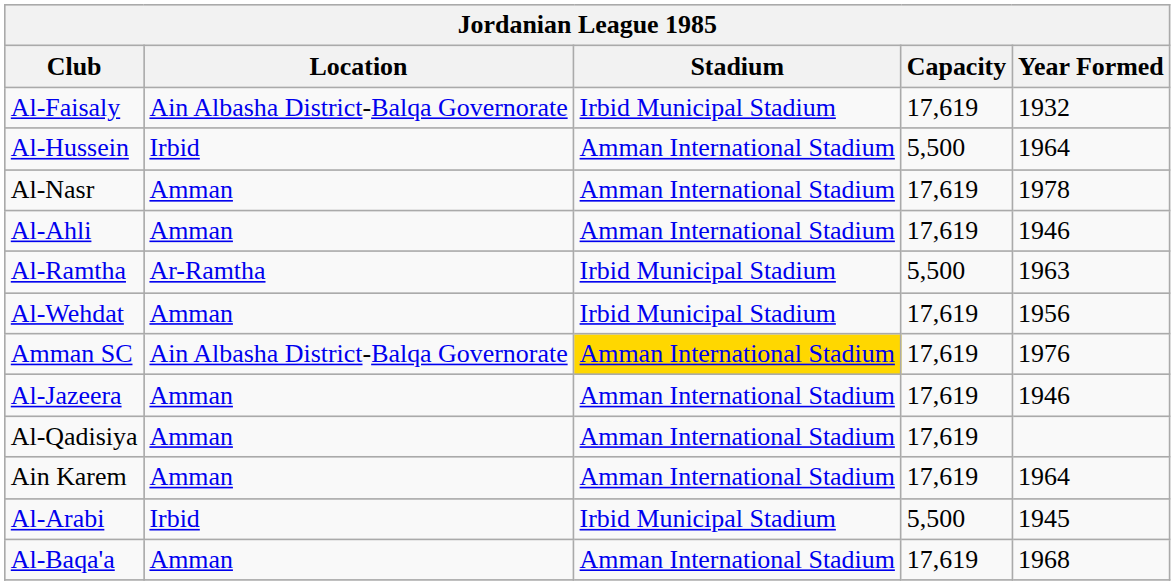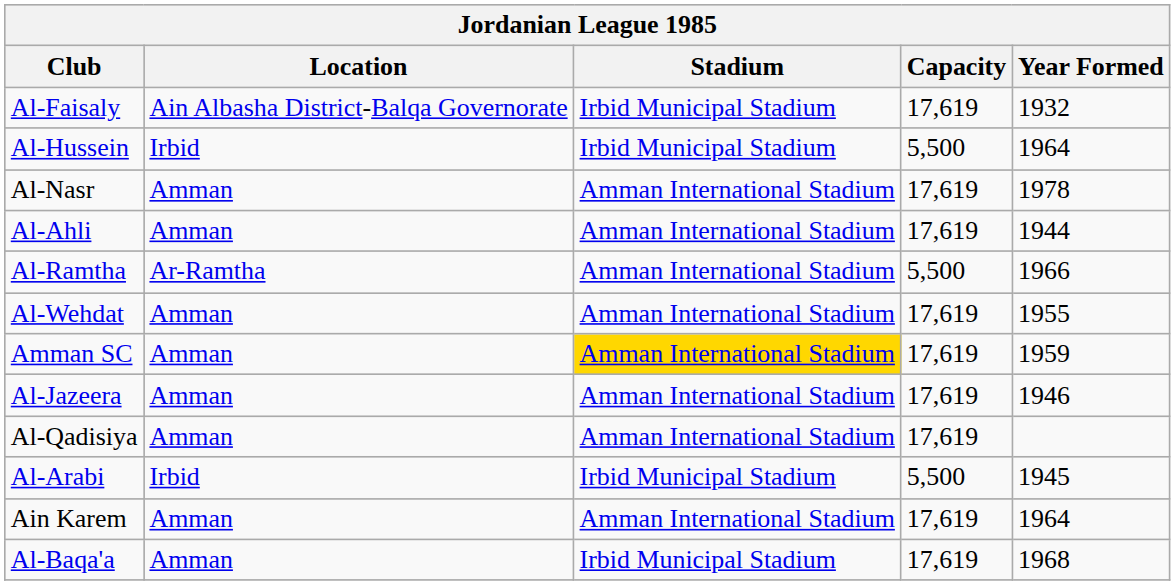(737, 148) Amman International Stadium -> (708, 148) Irbid Municipal Stadium
(1044, 230) 1946 -> (1044, 230) 1944
(708, 271) Irbid Municipal Stadium -> (737, 271) Amman International Stadium
(1044, 271) 1963 -> (1044, 271) 1966
(708, 312) Irbid Municipal Stadium -> (737, 312) Amman International Stadium
(1044, 312) 1956 -> (1044, 312) 1955
(359, 353) Ain Albasha District-Balqa Governorate -> (191, 353) Amman
(1044, 353) 1976 -> (1044, 353) 1959
rows swapped: (69, 477) <-> (58, 518)
(737, 559) Amman International Stadium -> (708, 559) Irbid Municipal Stadium
